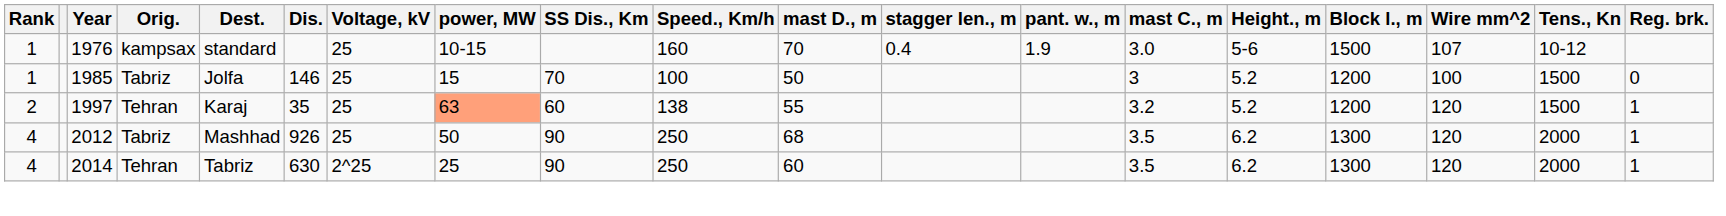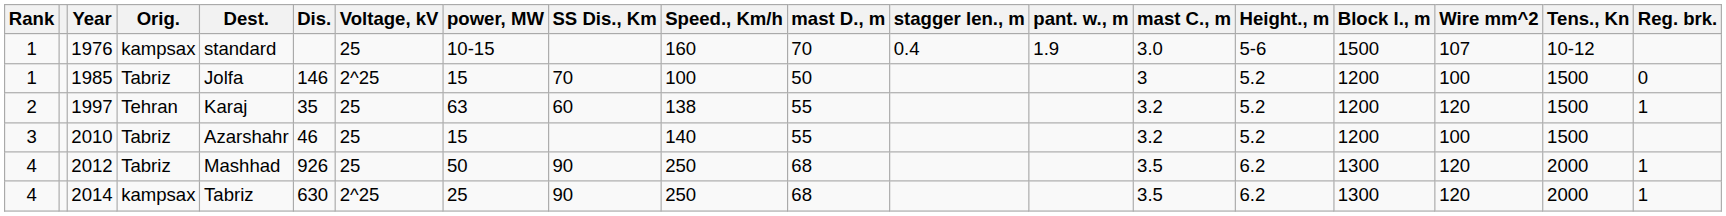(342, 78) 25 -> (360, 78) 2^25
(449, 107) lightsalmon background -> (457, 107) no background
+ row: (92, 136)
(150, 166) Tehran -> (158, 195) kampsax
(793, 166) 60 -> (802, 195) 68
